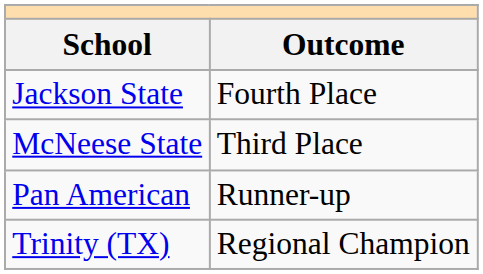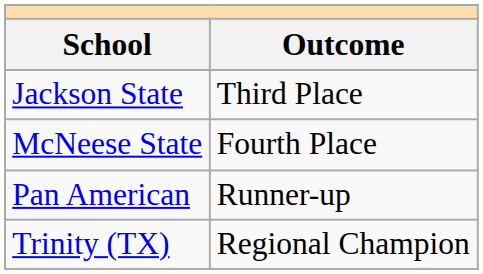(297, 94) Fourth Place -> (290, 94) Third Place
(290, 144) Third Place -> (297, 144) Fourth Place
